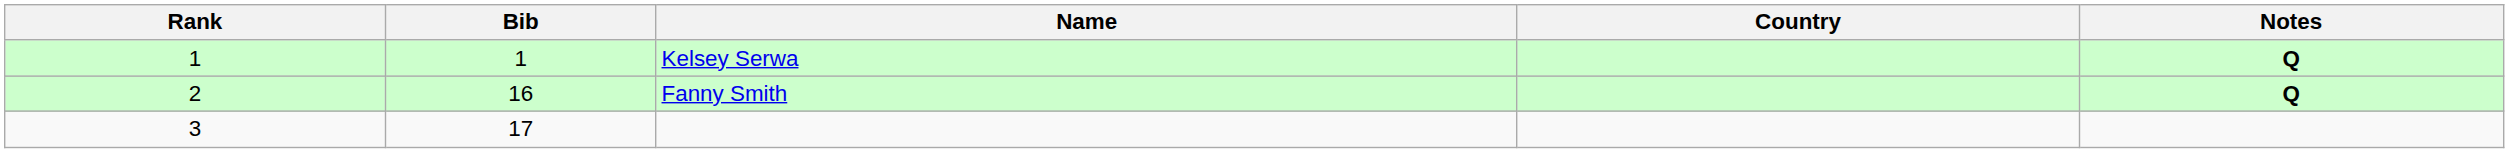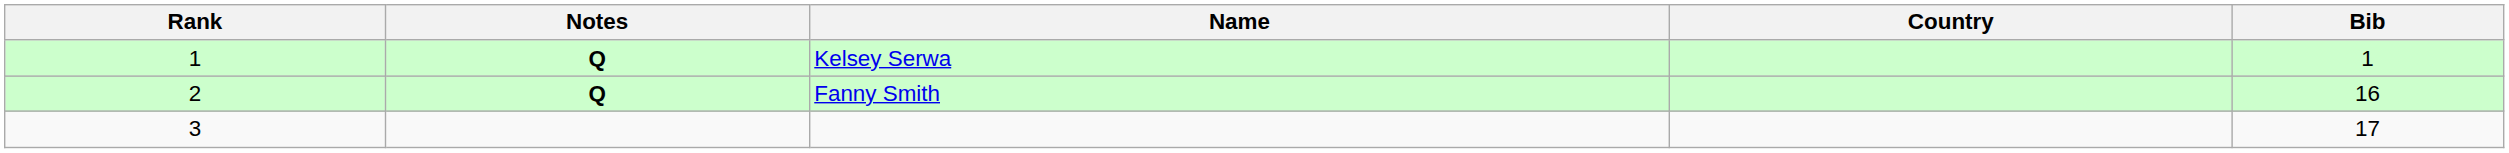columns swapped: (521, 22) <-> (2291, 22)
